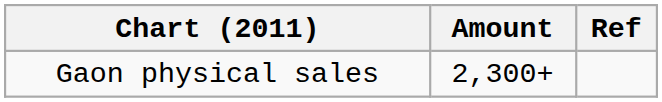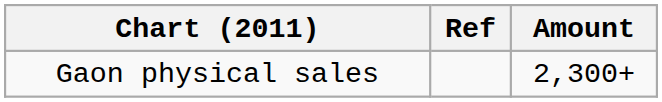columns swapped: (503, 28) <-> (616, 28)
